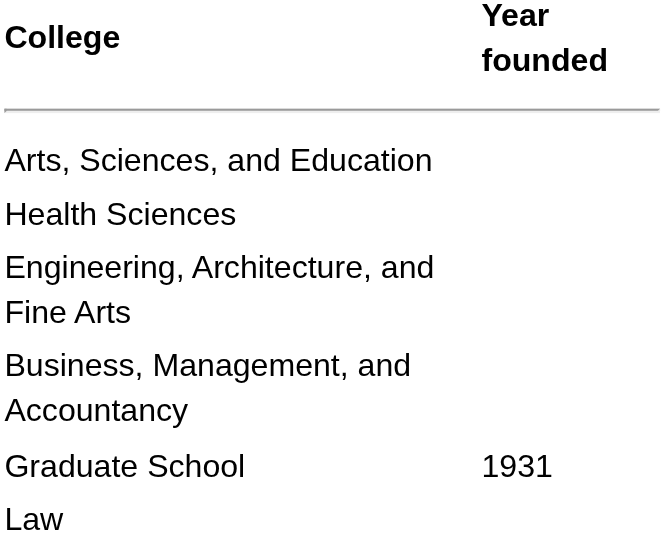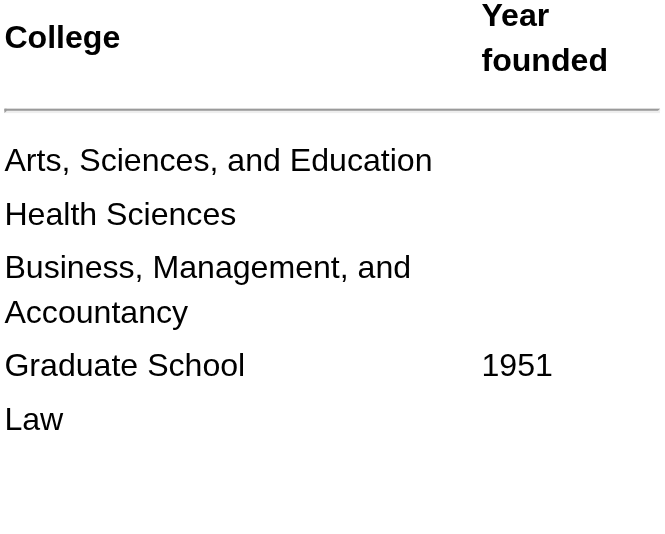- row: (219, 289)
(517, 465) 1931 -> (517, 366) 1951
